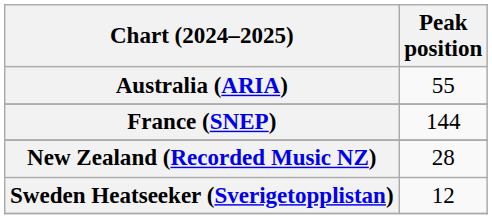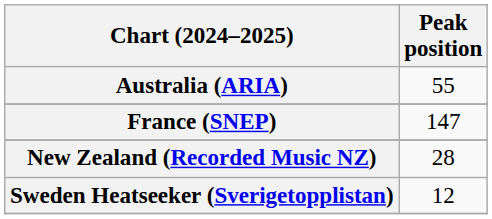(443, 121) 144 -> (443, 121) 147
